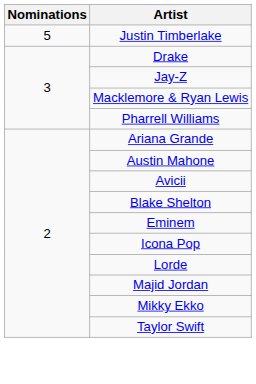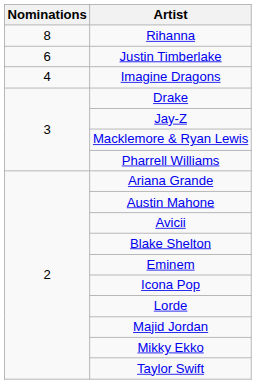+ row: (171, 35)
(47, 35) 5 -> (47, 56) 6
+ row: (171, 77)
